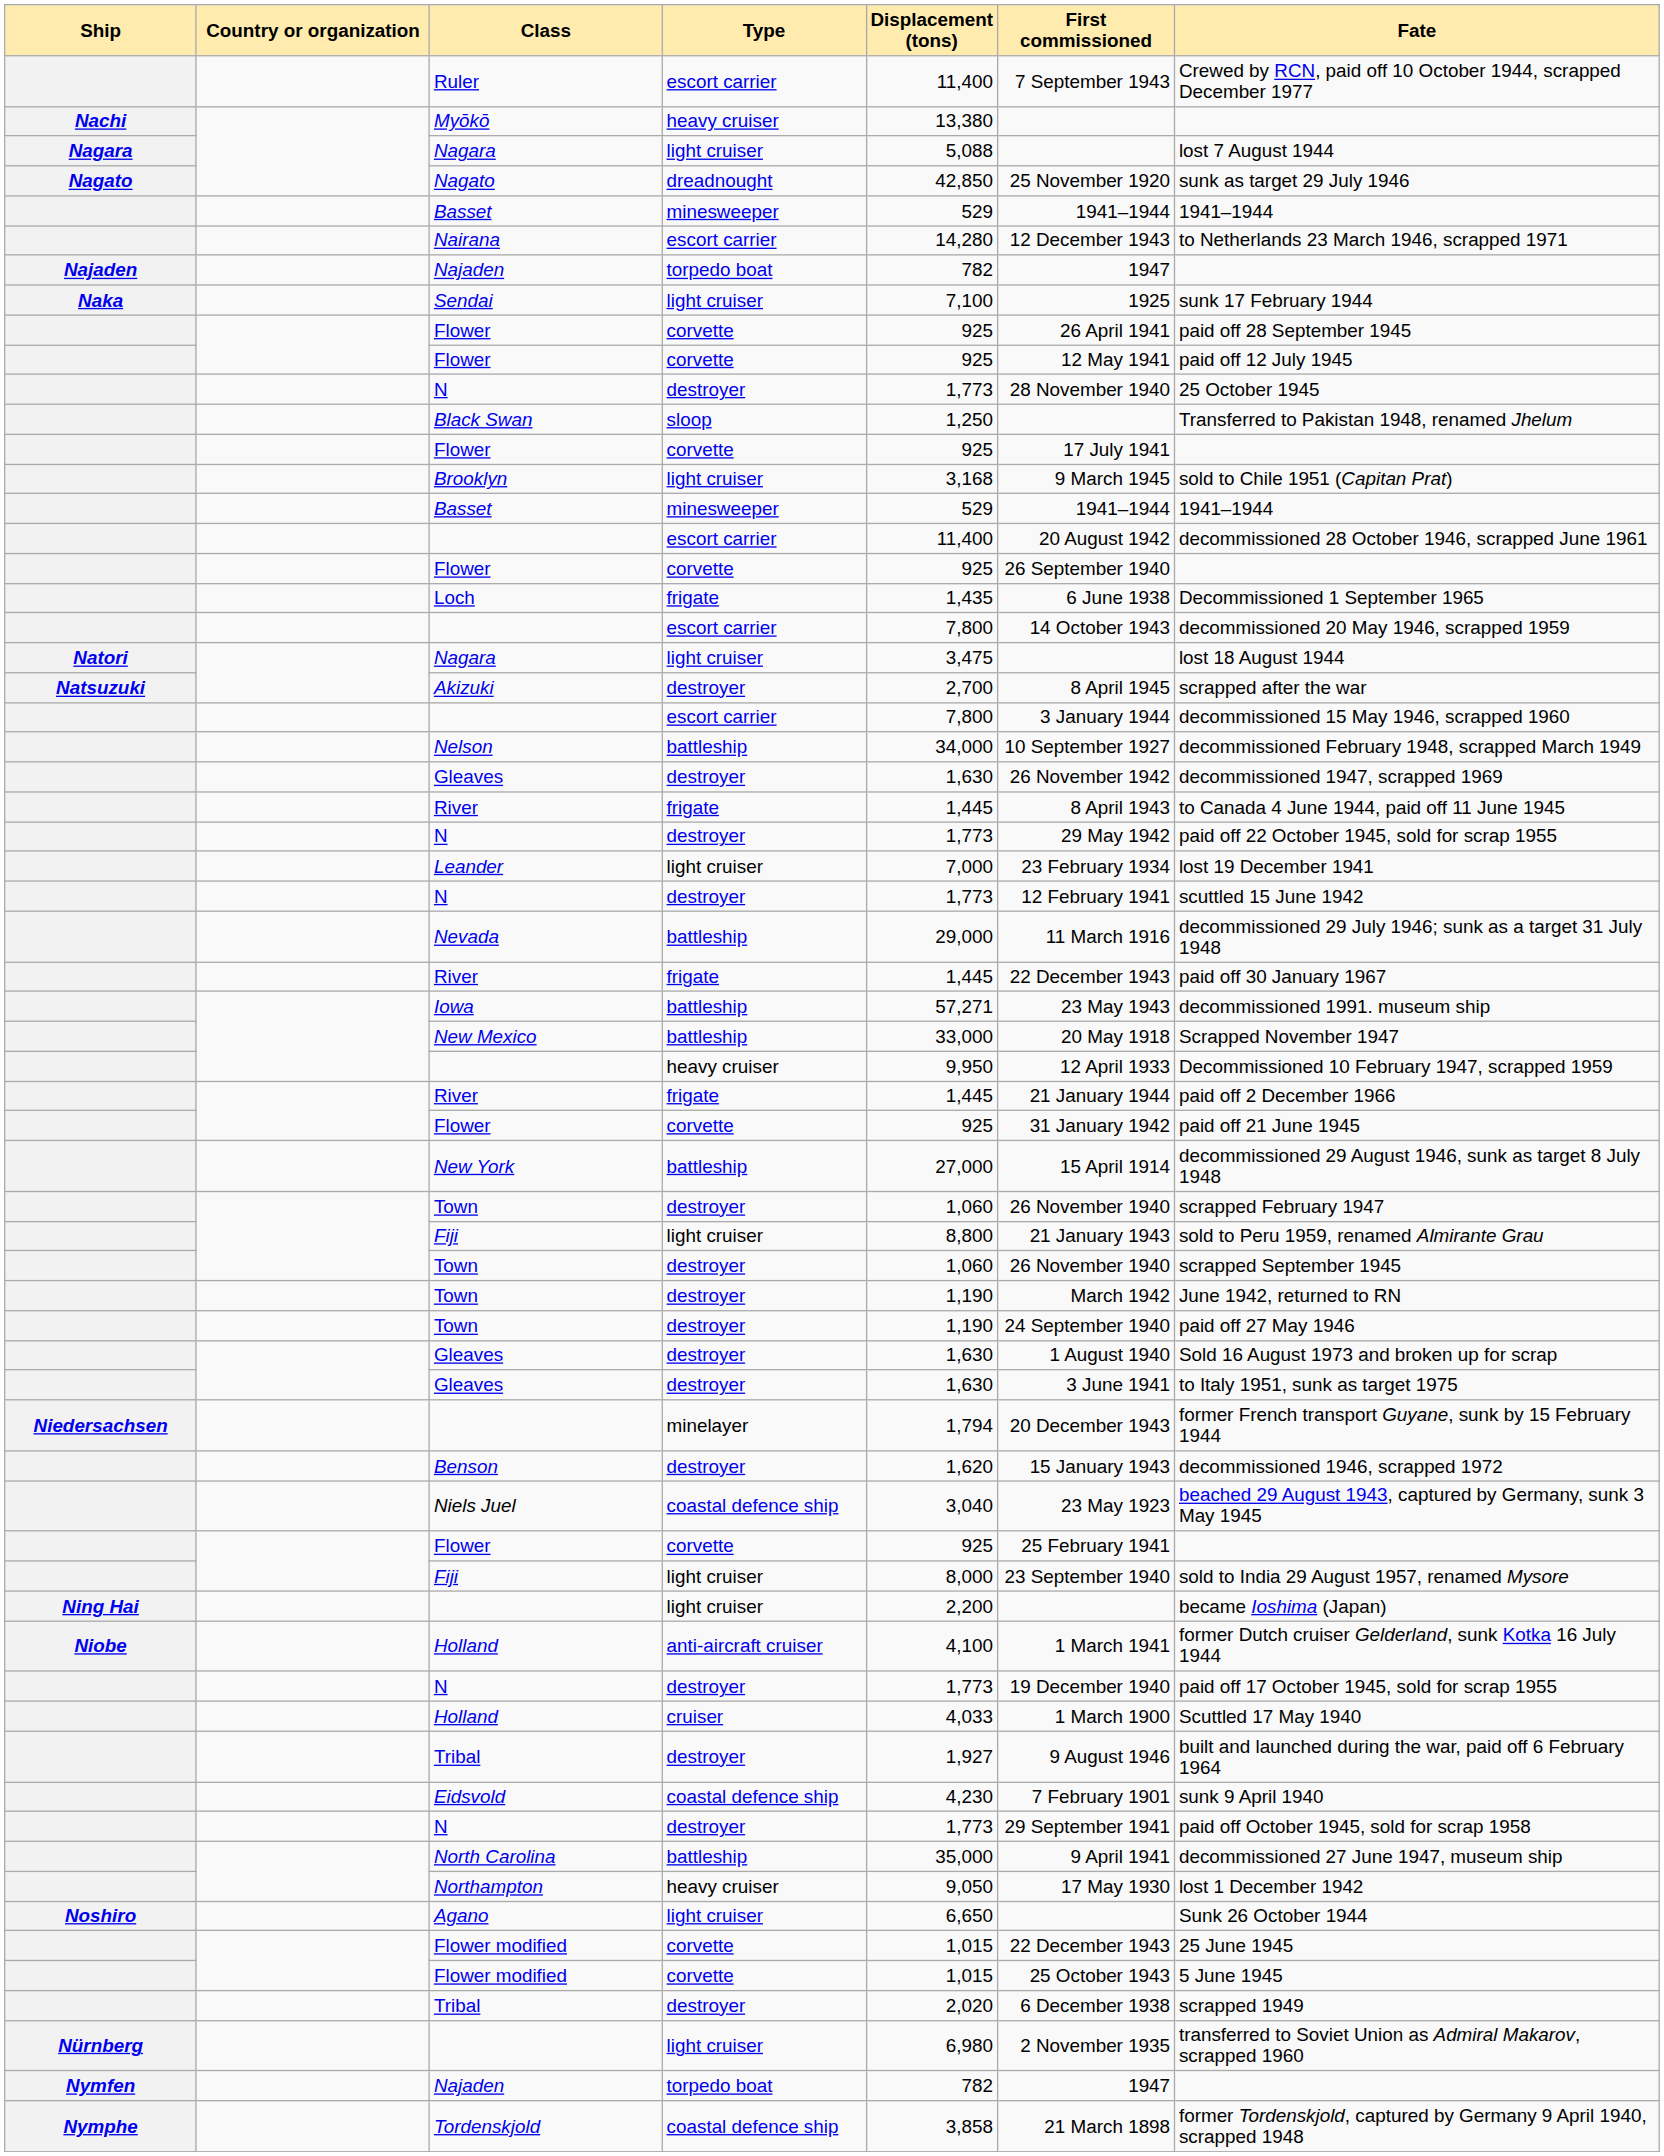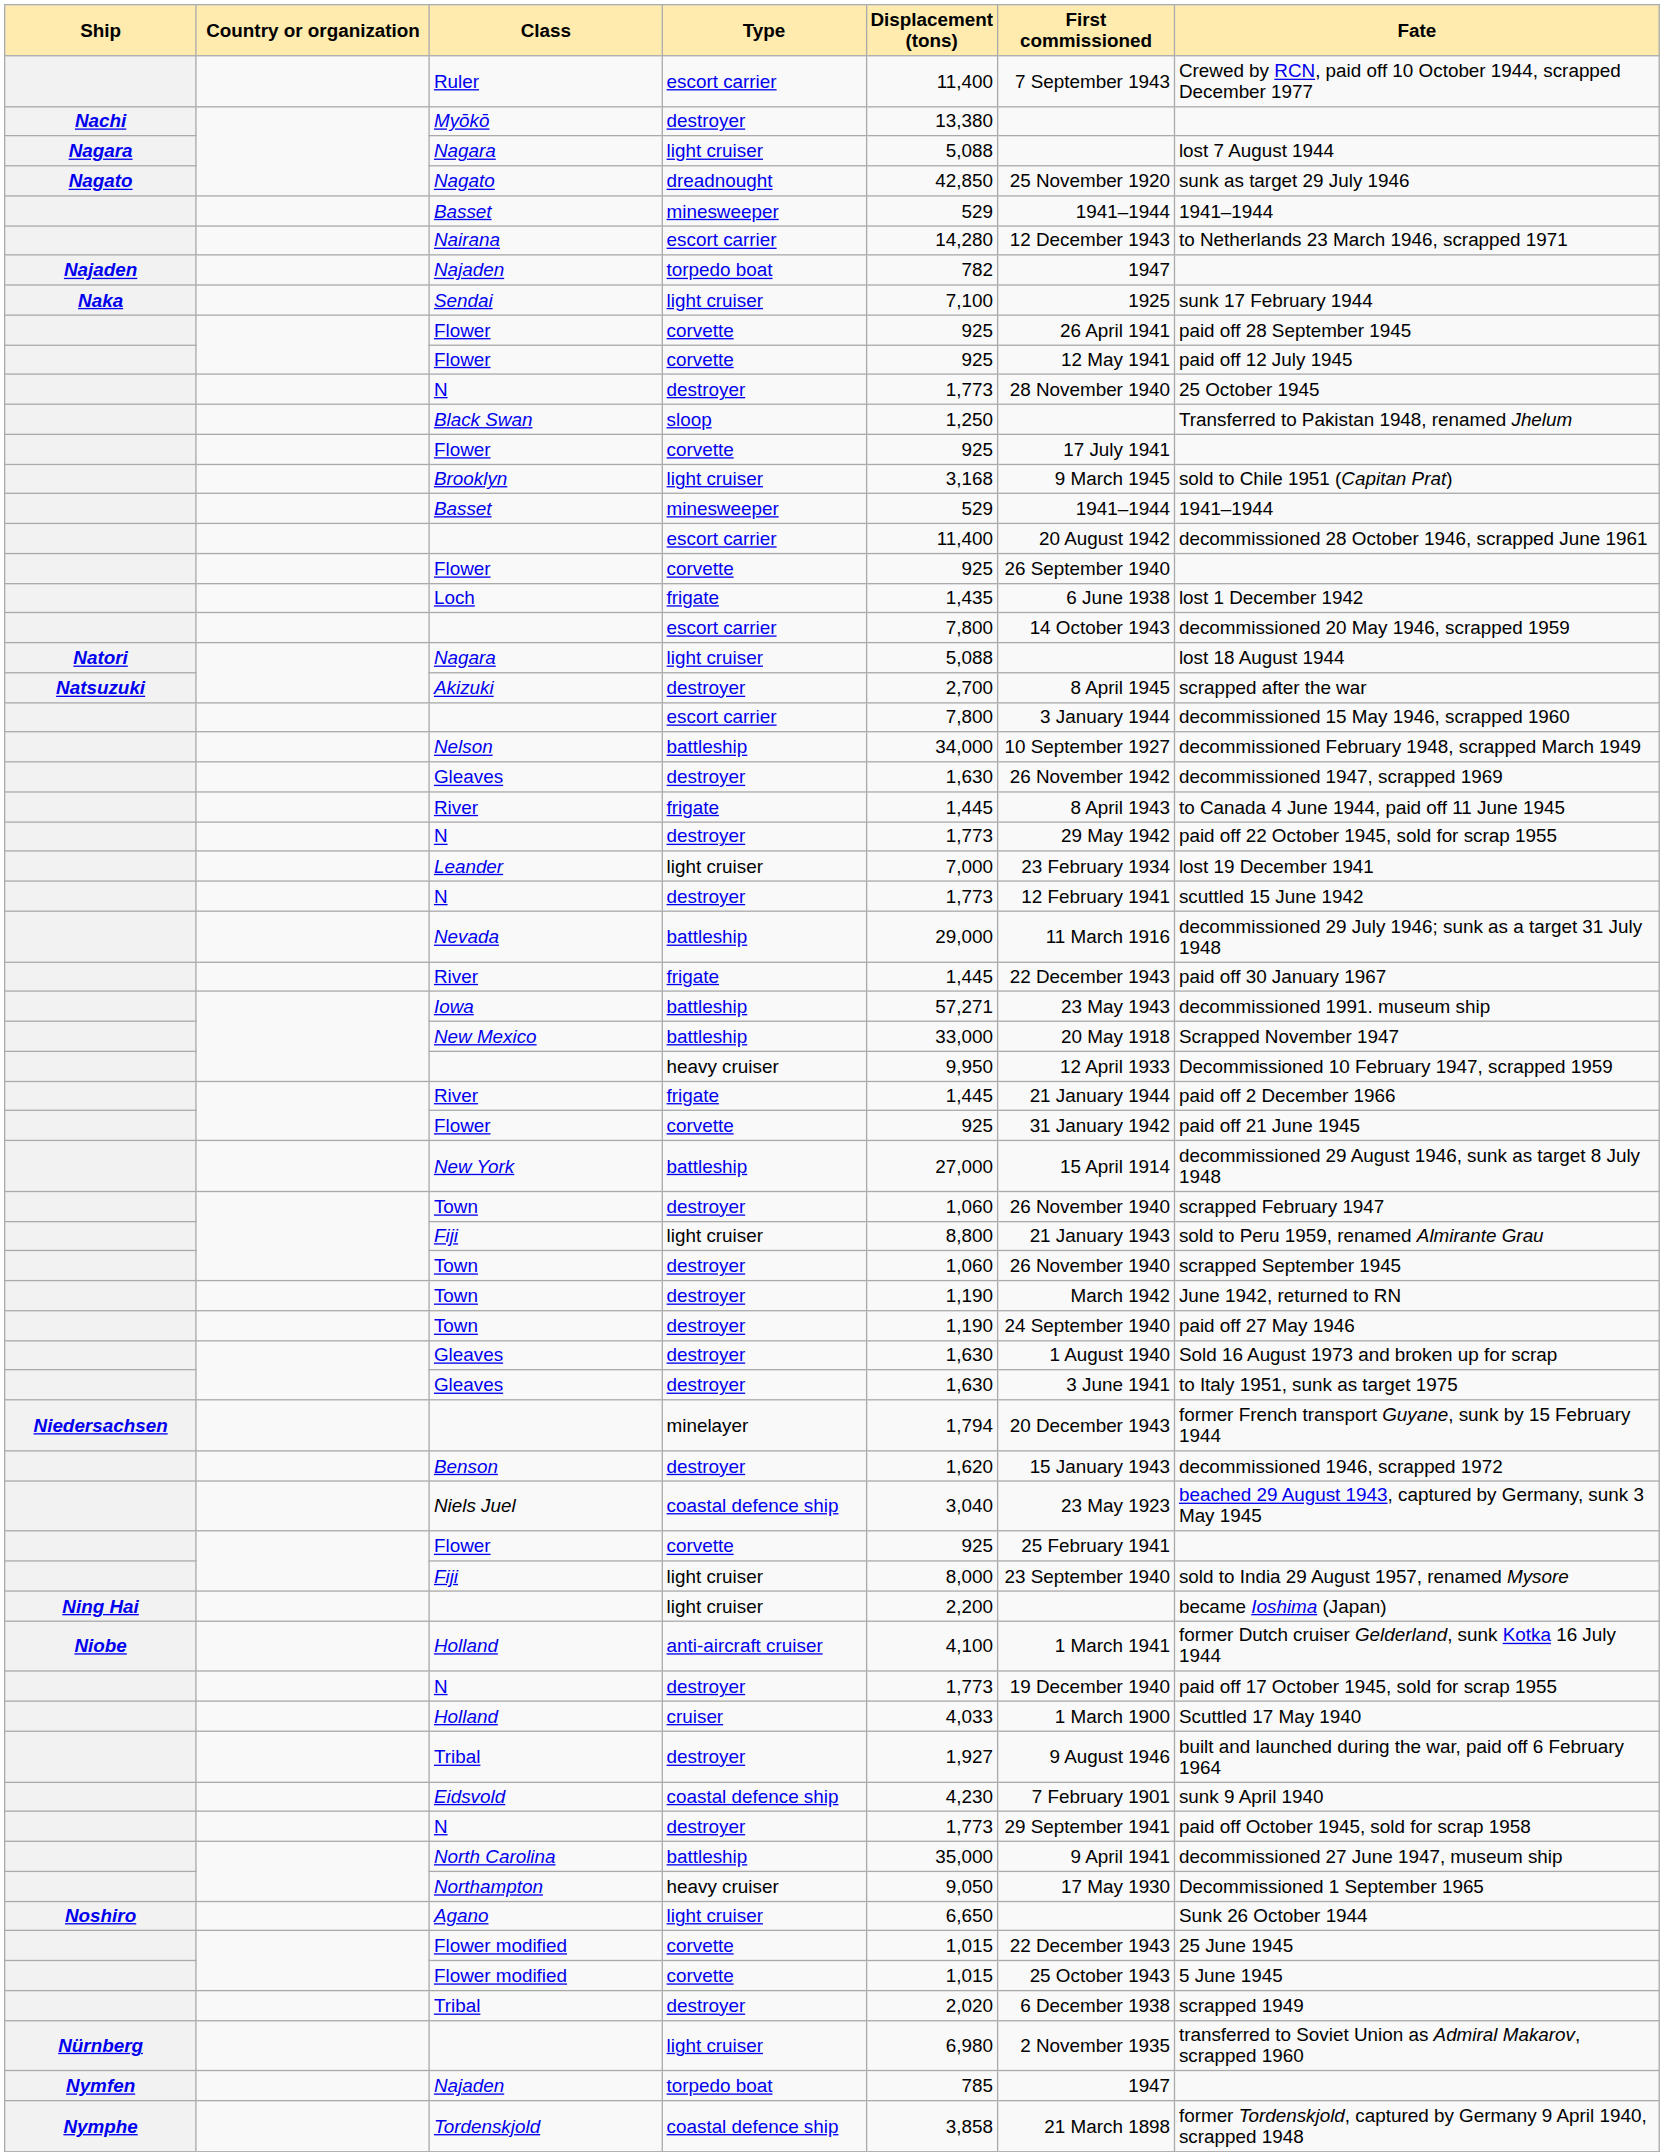(723, 121) heavy cruiser -> (706, 121) destroyer
(1331, 598) Decommissioned 1 September 1965 -> (1271, 598) lost 1 December 1942
(969, 658) 3,475 -> (969, 658) 5,088
(1271, 1886) lost 1 December 1942 -> (1331, 1886) Decommissioned 1 September 1965
(977, 2086) 782 -> (977, 2086) 785
